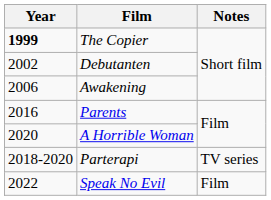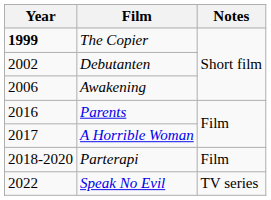(23, 135) 2020 -> (23, 135) 2017
(230, 159) TV series -> (215, 159) Film
(215, 183) Film -> (230, 183) TV series
